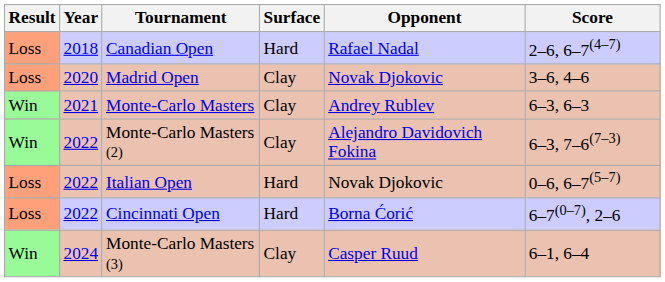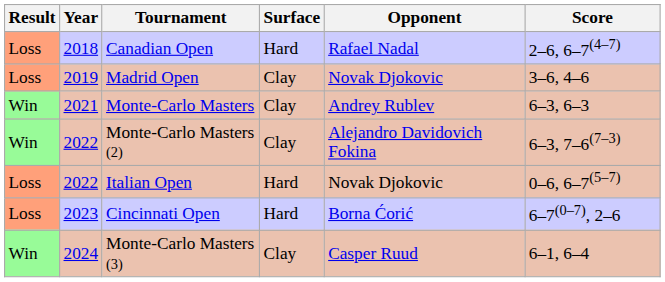(81, 77) 2020 -> (81, 77) 2019
(81, 213) 2022 -> (81, 213) 2023
